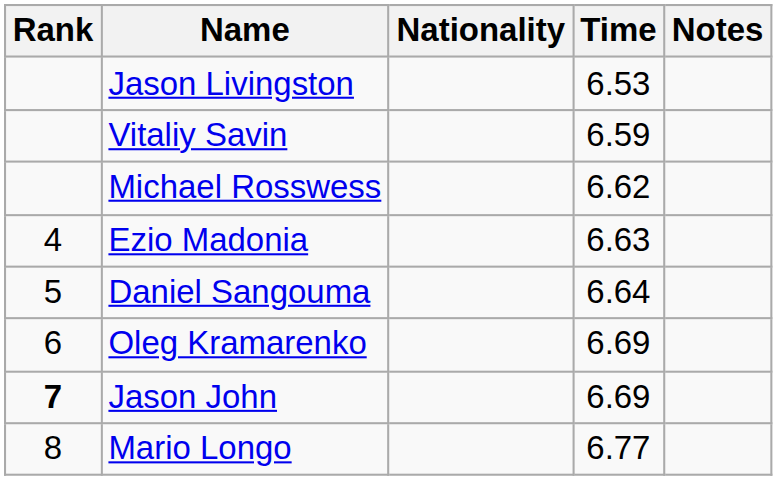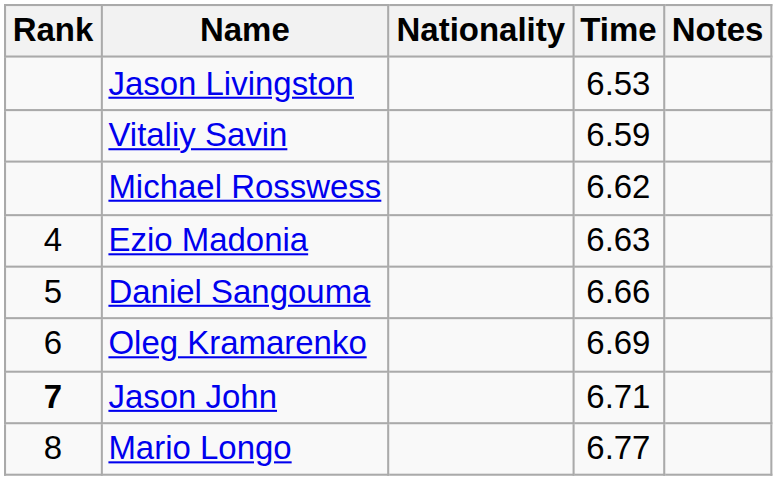(618, 291) 6.64 -> (618, 291) 6.66
(618, 396) 6.69 -> (618, 396) 6.71
